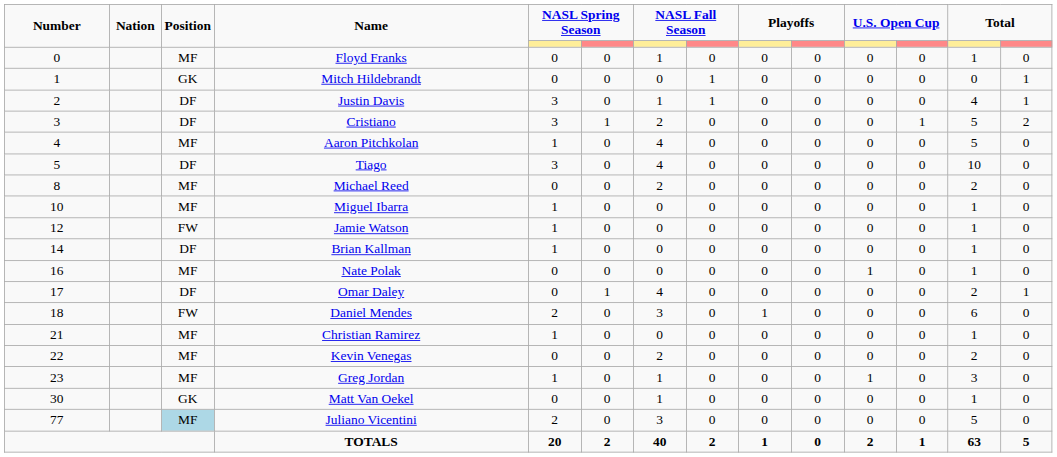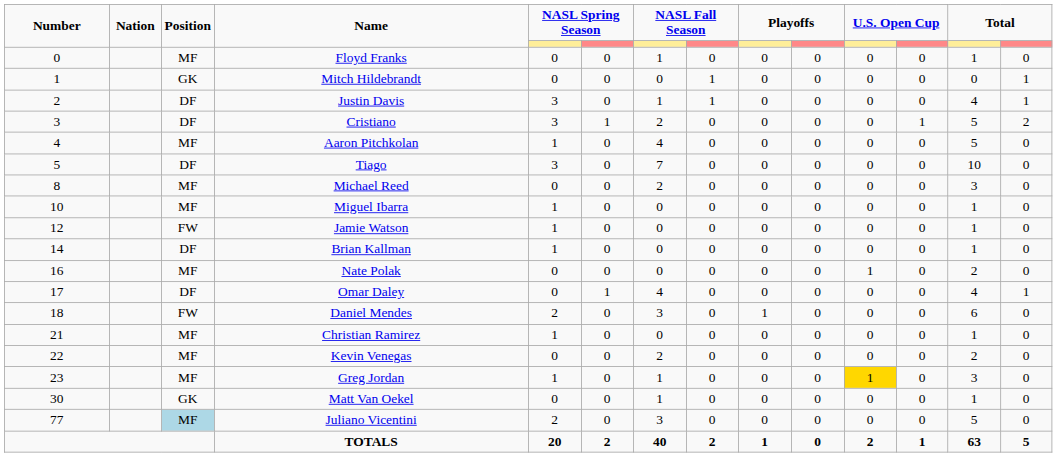(660, 164) 4 -> (660, 164) 7
(974, 185) 2 -> (974, 185) 3
(974, 270) 1 -> (974, 270) 2
(974, 292) 2 -> (974, 292) 4
(870, 377) no background -> (870, 377) gold background
